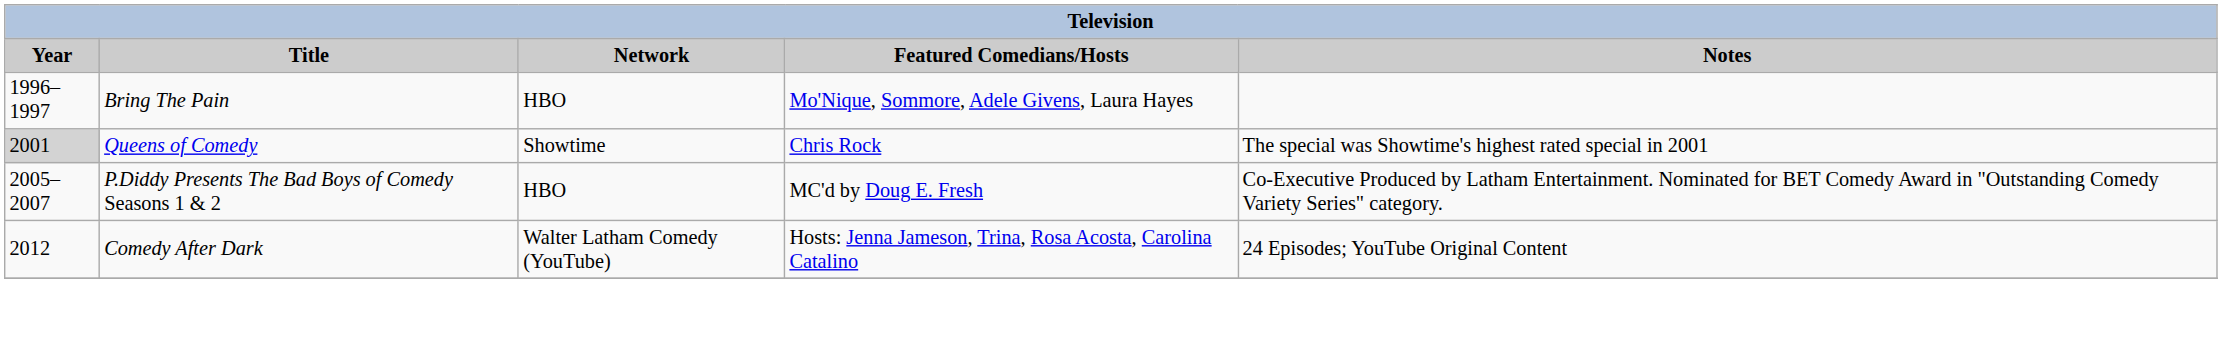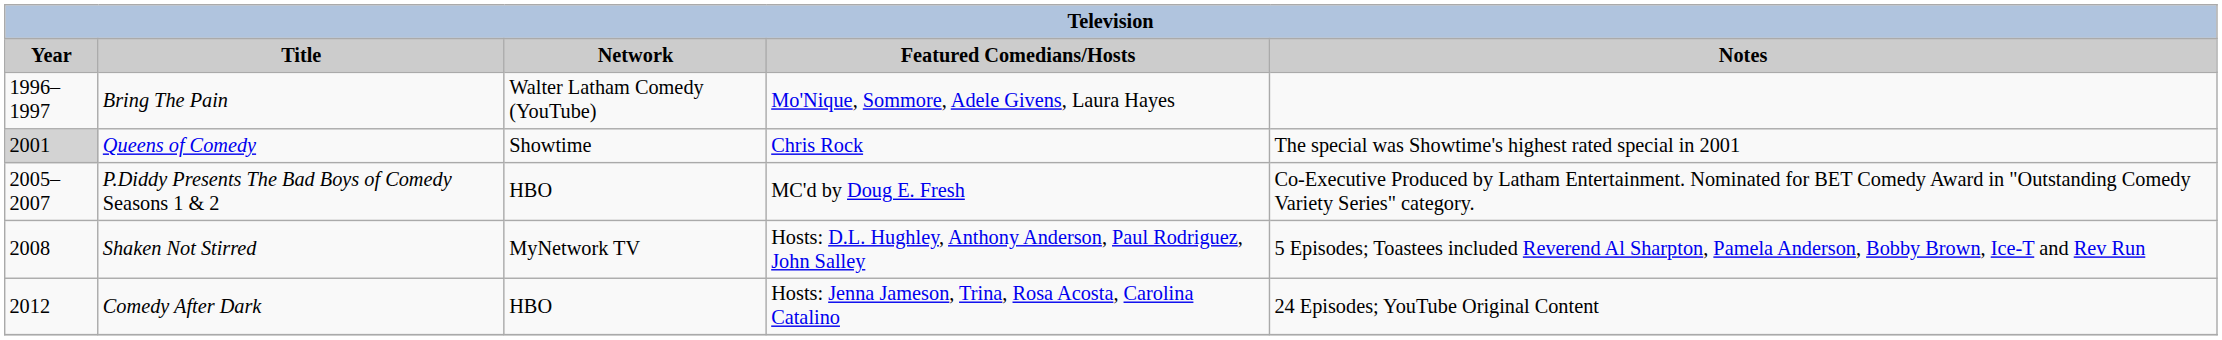(545, 100) HBO -> (606, 100) Walter Latham Comedy (YouTube)
+ row: (180, 248)
(621, 248) Walter Latham Comedy (YouTube) -> (531, 306) HBO
